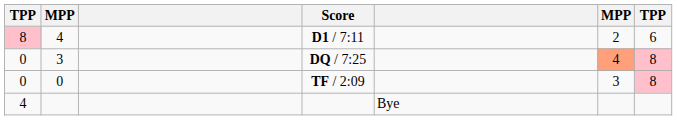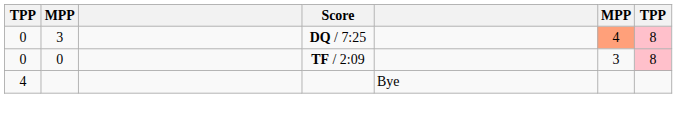- row: (338, 37)
